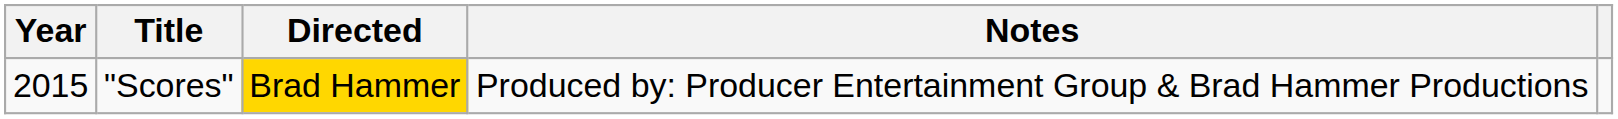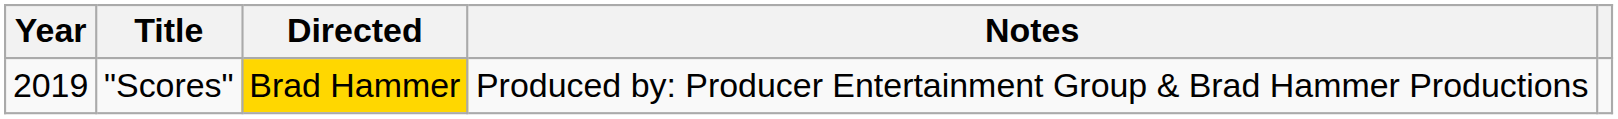(51, 85) 2015 -> (51, 85) 2019
